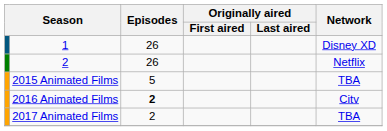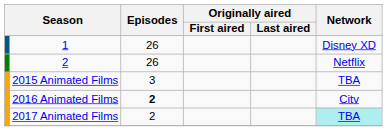(152, 81) 5 -> (152, 81) 3
(349, 117) no background -> (349, 117) paleturquoise background
